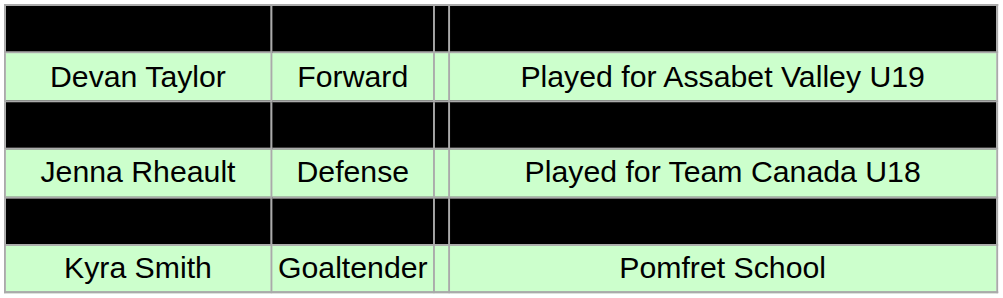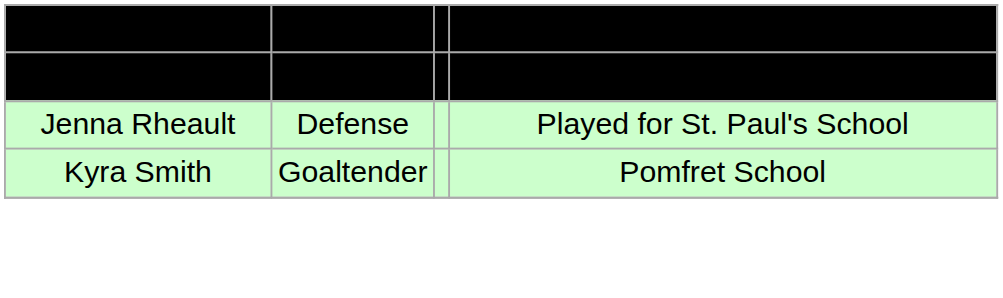- row: (138, 76)
(353, 124) bold -> (353, 76) normal
(723, 124) Played for St. Paul's School -> (723, 76) Played for Team Canada U18
(723, 172) Played for Team Canada U18 -> (723, 124) Played for St. Paul's School
- row: (138, 220)
